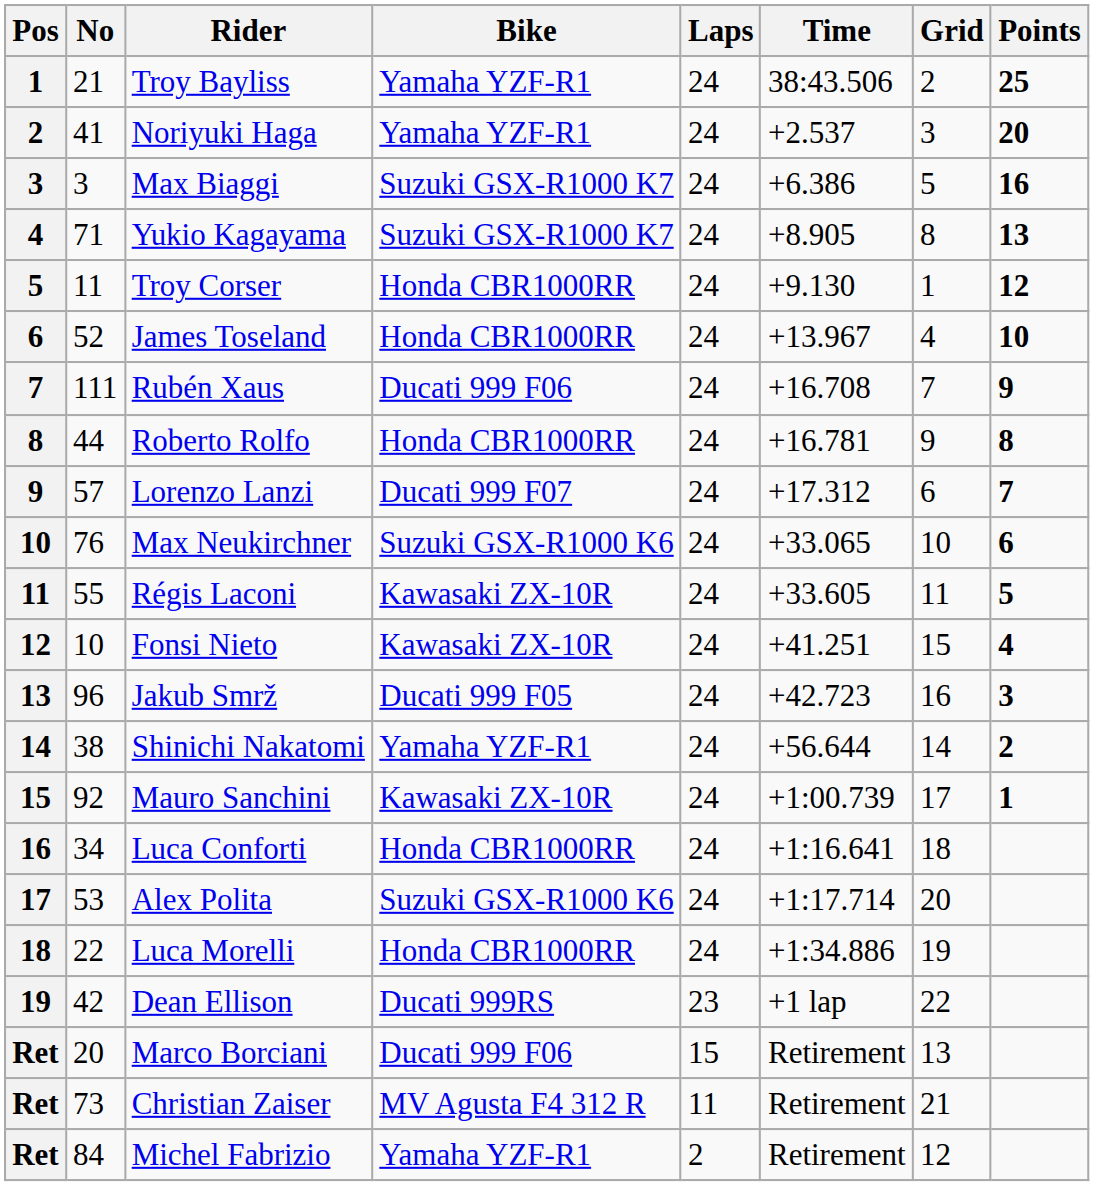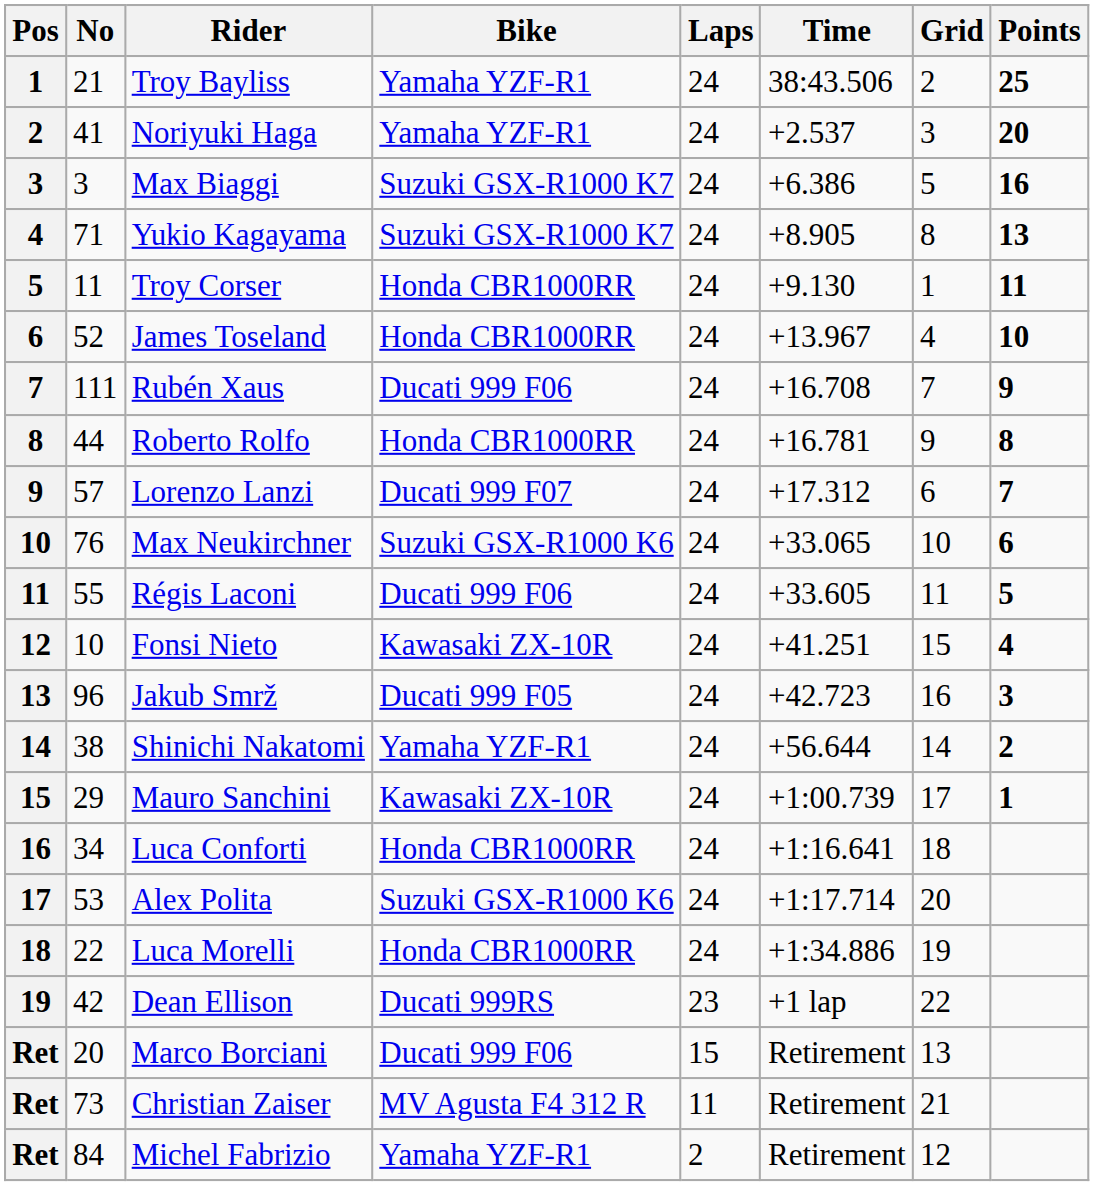(1014, 285) 12 -> (1013, 285) 11
(496, 592) Kawasaki ZX-10R -> (476, 592) Ducati 999 F06
(89, 797) 92 -> (89, 797) 29
